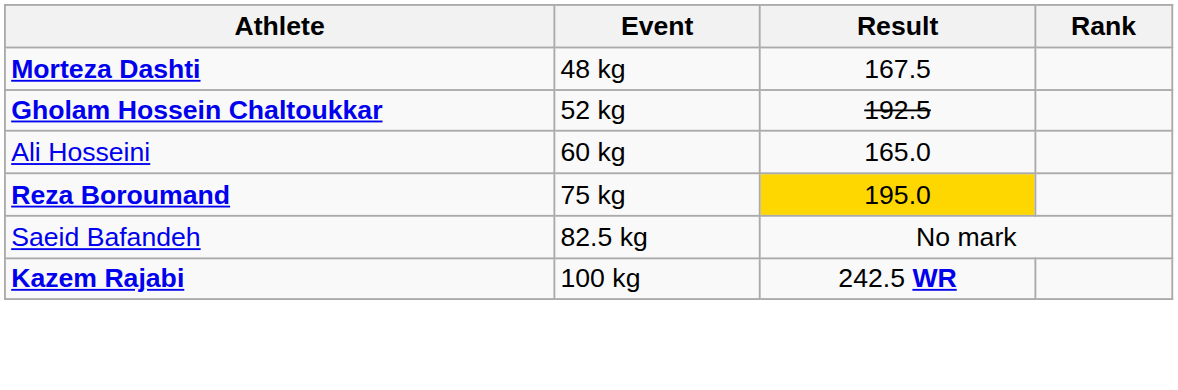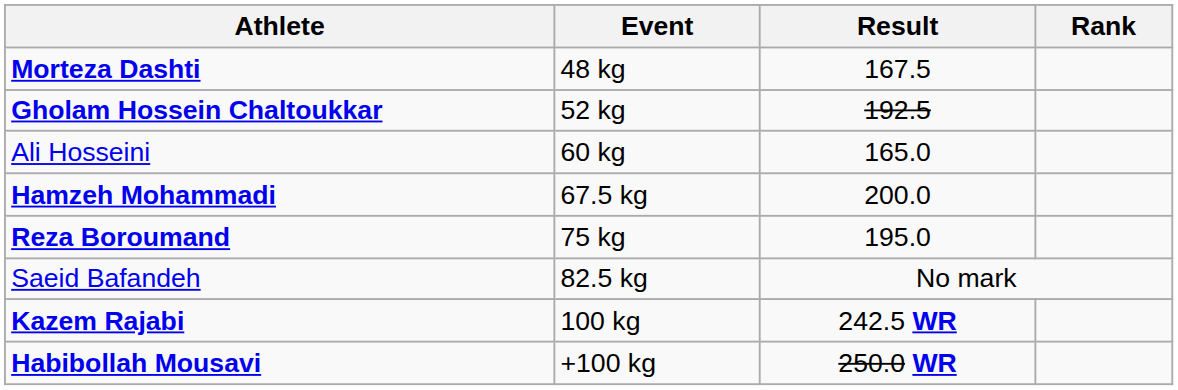+ row: (144, 195)
(898, 195) gold background -> (898, 237) no background
+ row: (136, 363)
